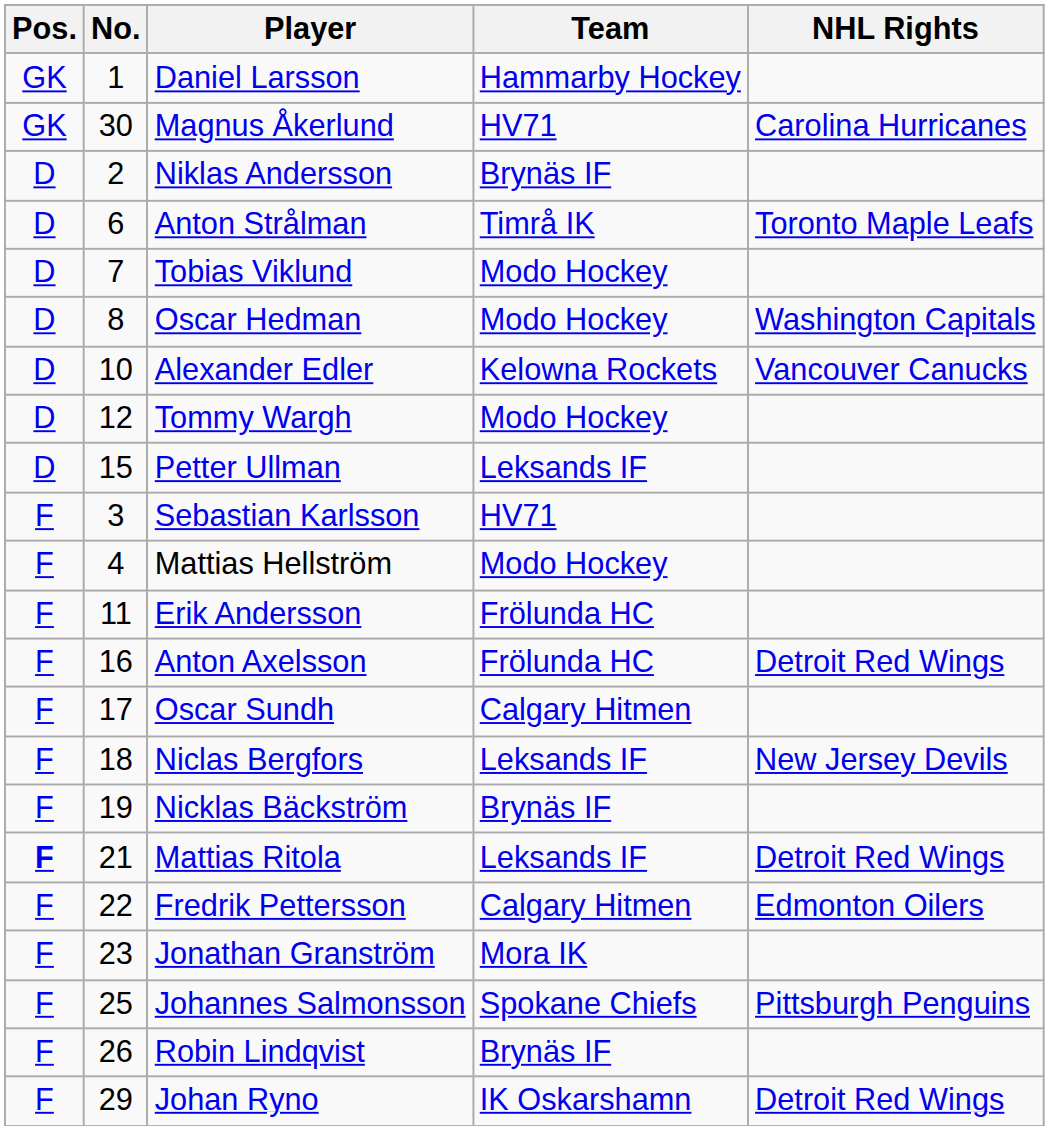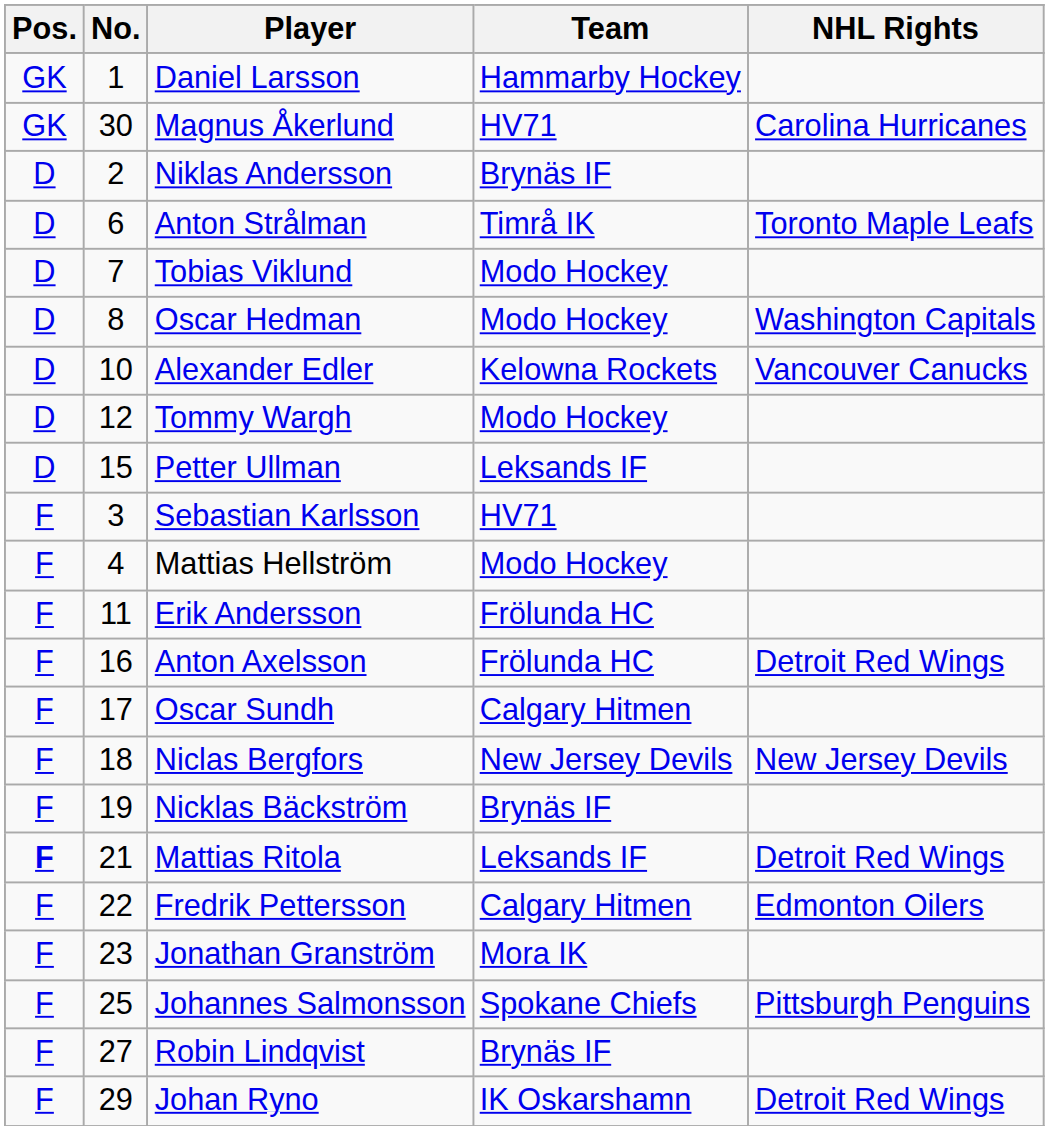(563, 759) Leksands IF -> (606, 759) New Jersey Devils
(116, 1051) 26 -> (116, 1051) 27
